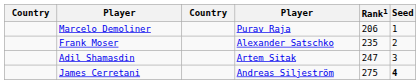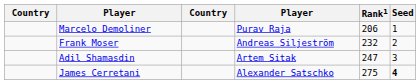(285, 43) Alexander Satschko -> (285, 43) Andreas Siljeström
(370, 43) 235 -> (370, 43) 232
(285, 72) Andreas Siljeström -> (285, 72) Alexander Satschko
